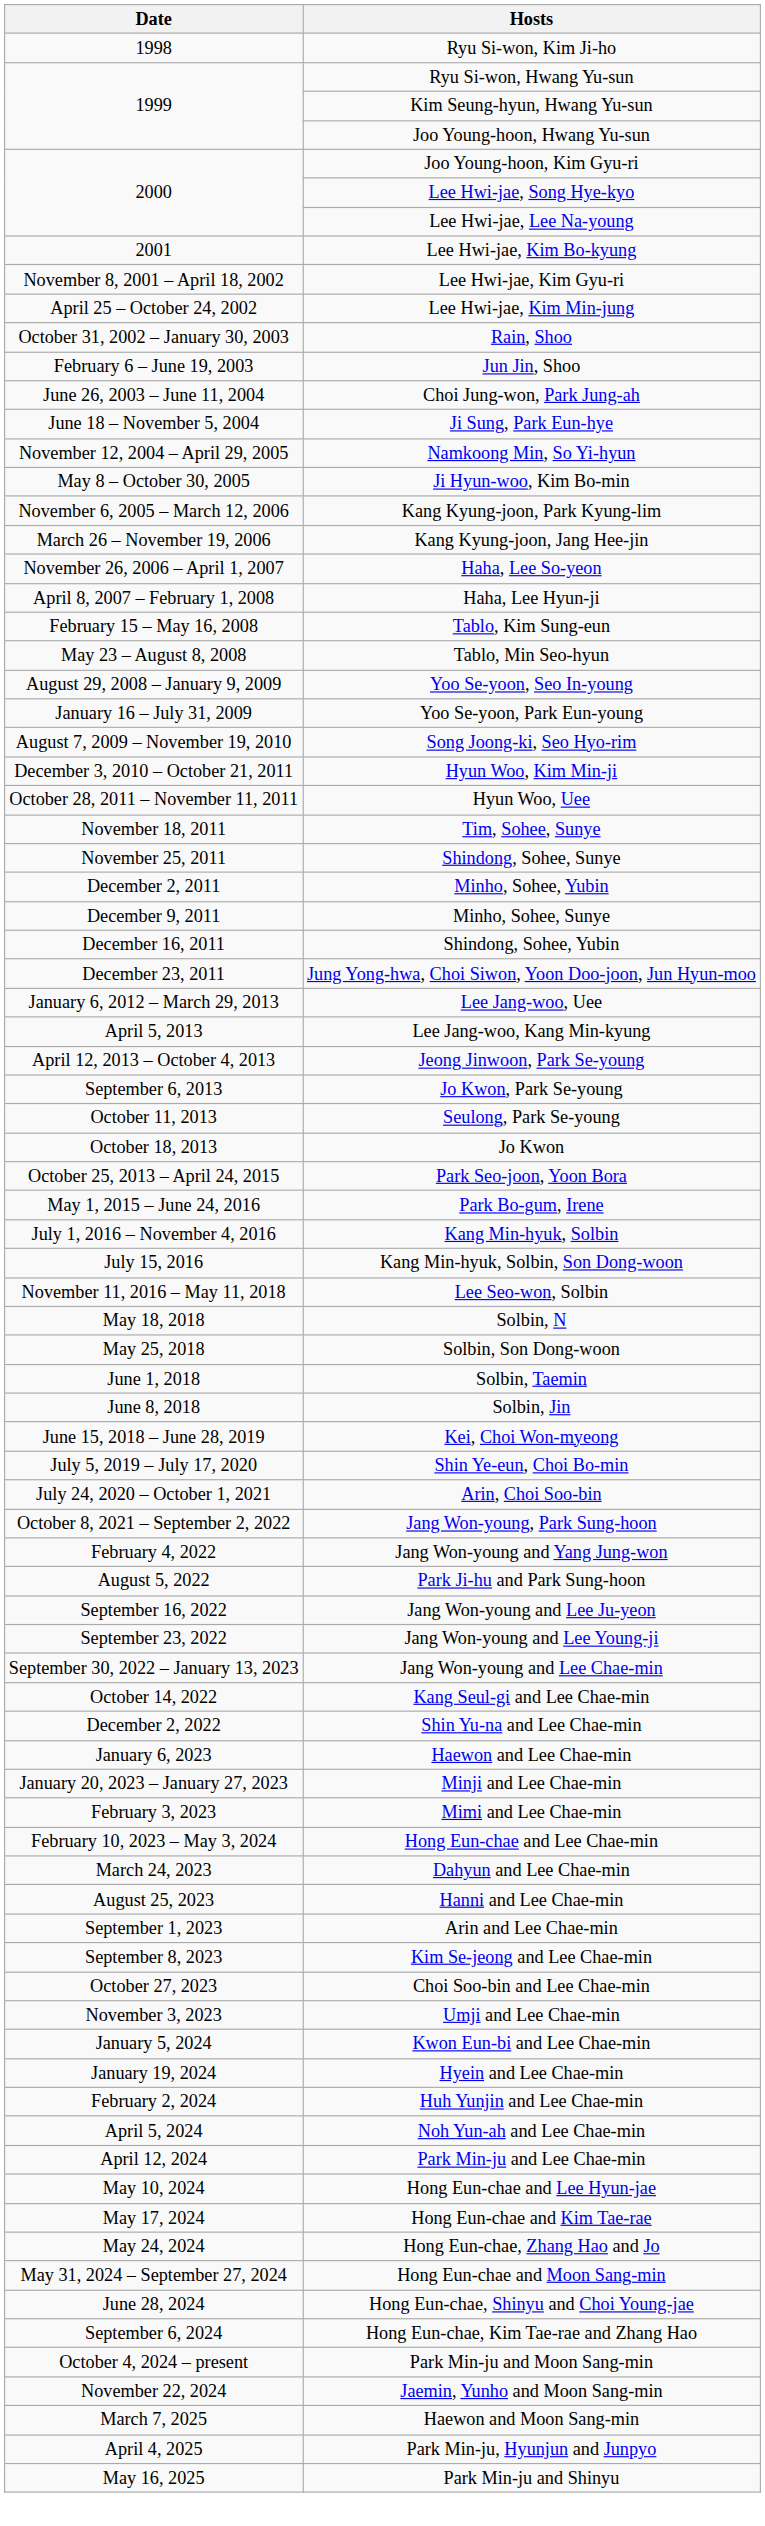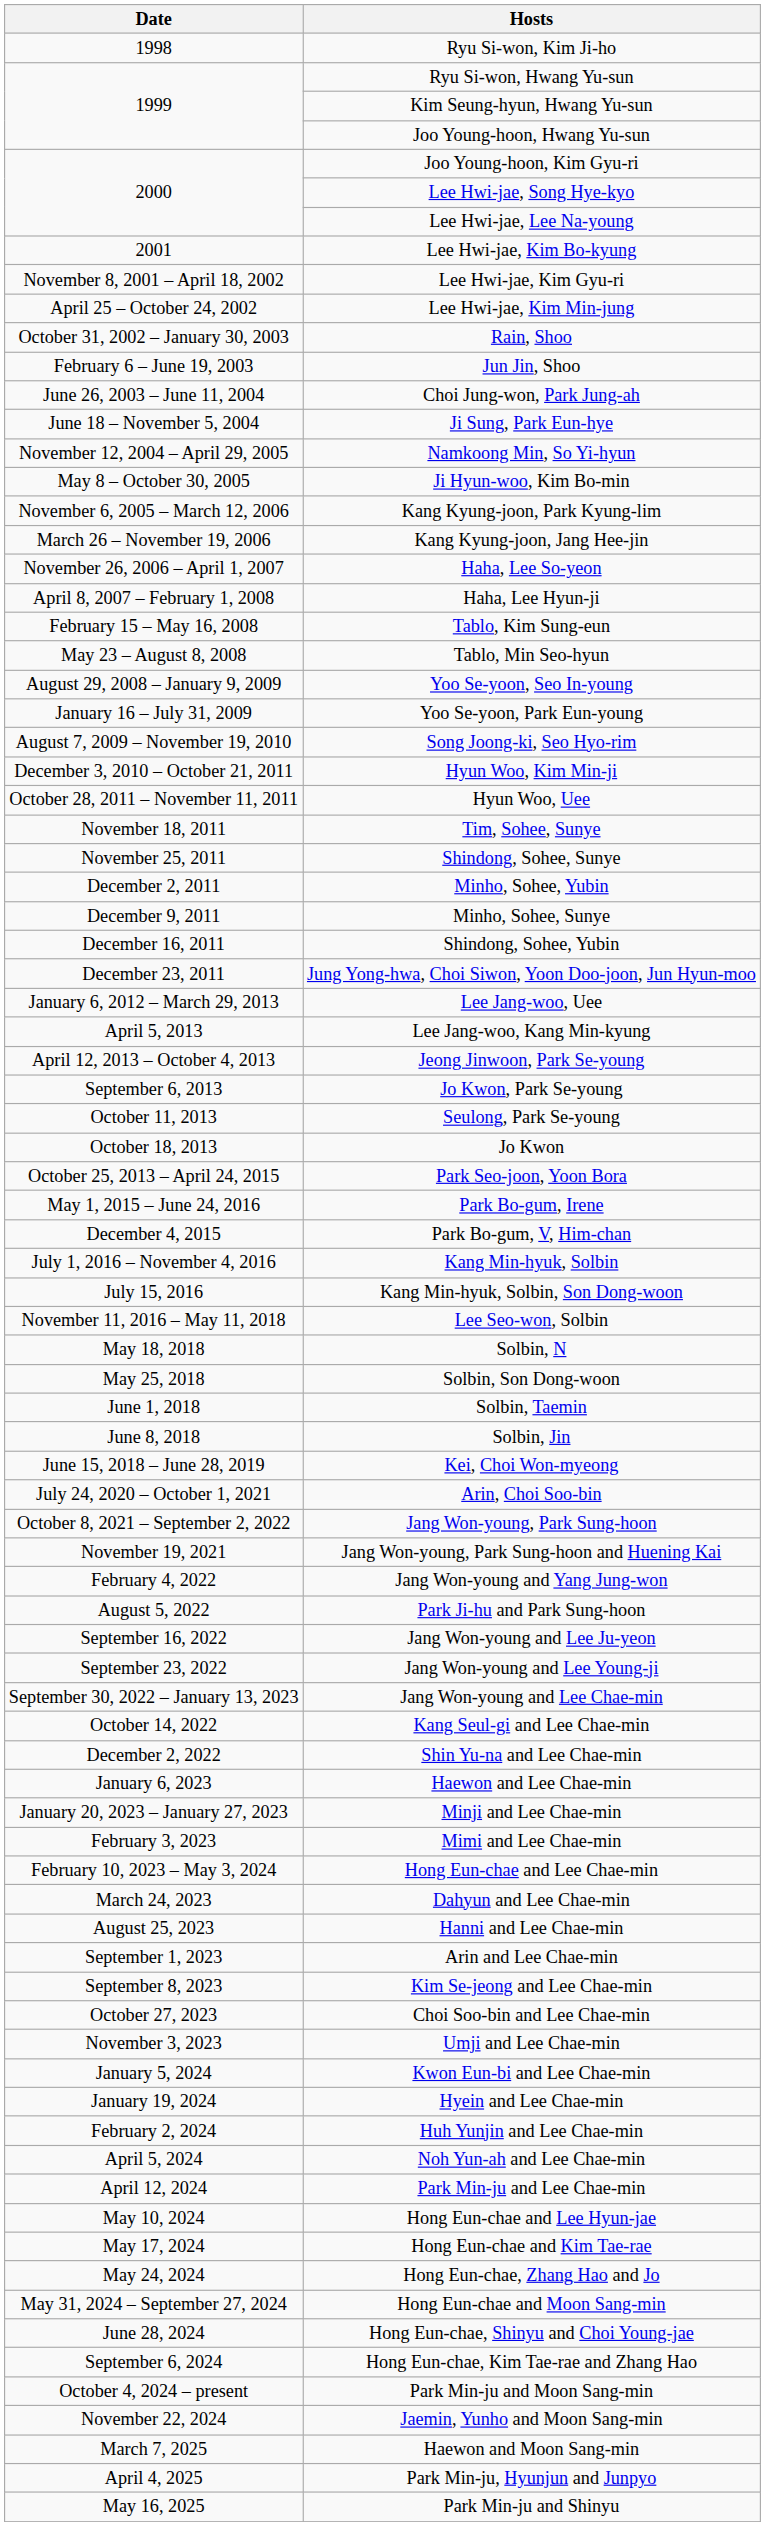+ row: (531, 1233)
- row: (531, 1465)
+ row: (531, 1552)
